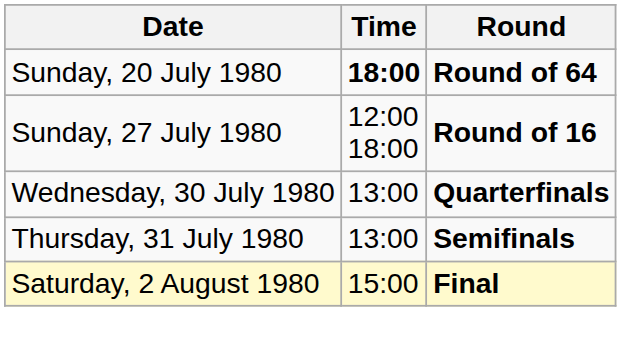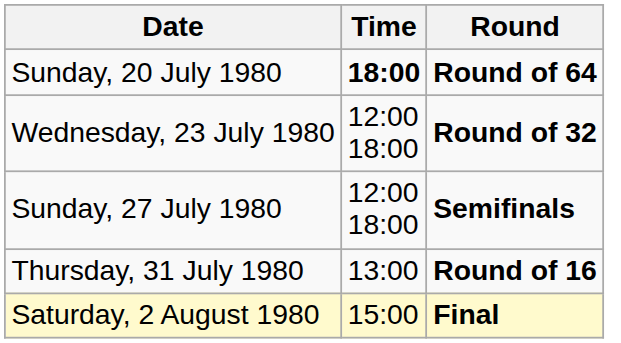+ row: (173, 132)
(515, 132) Round of 16 -> (504, 209) Semifinals
- row: (173, 193)
(504, 238) Semifinals -> (515, 270) Round of 16
